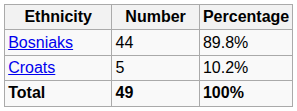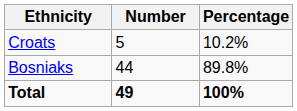rows swapped: (41, 42) <-> (32, 67)
